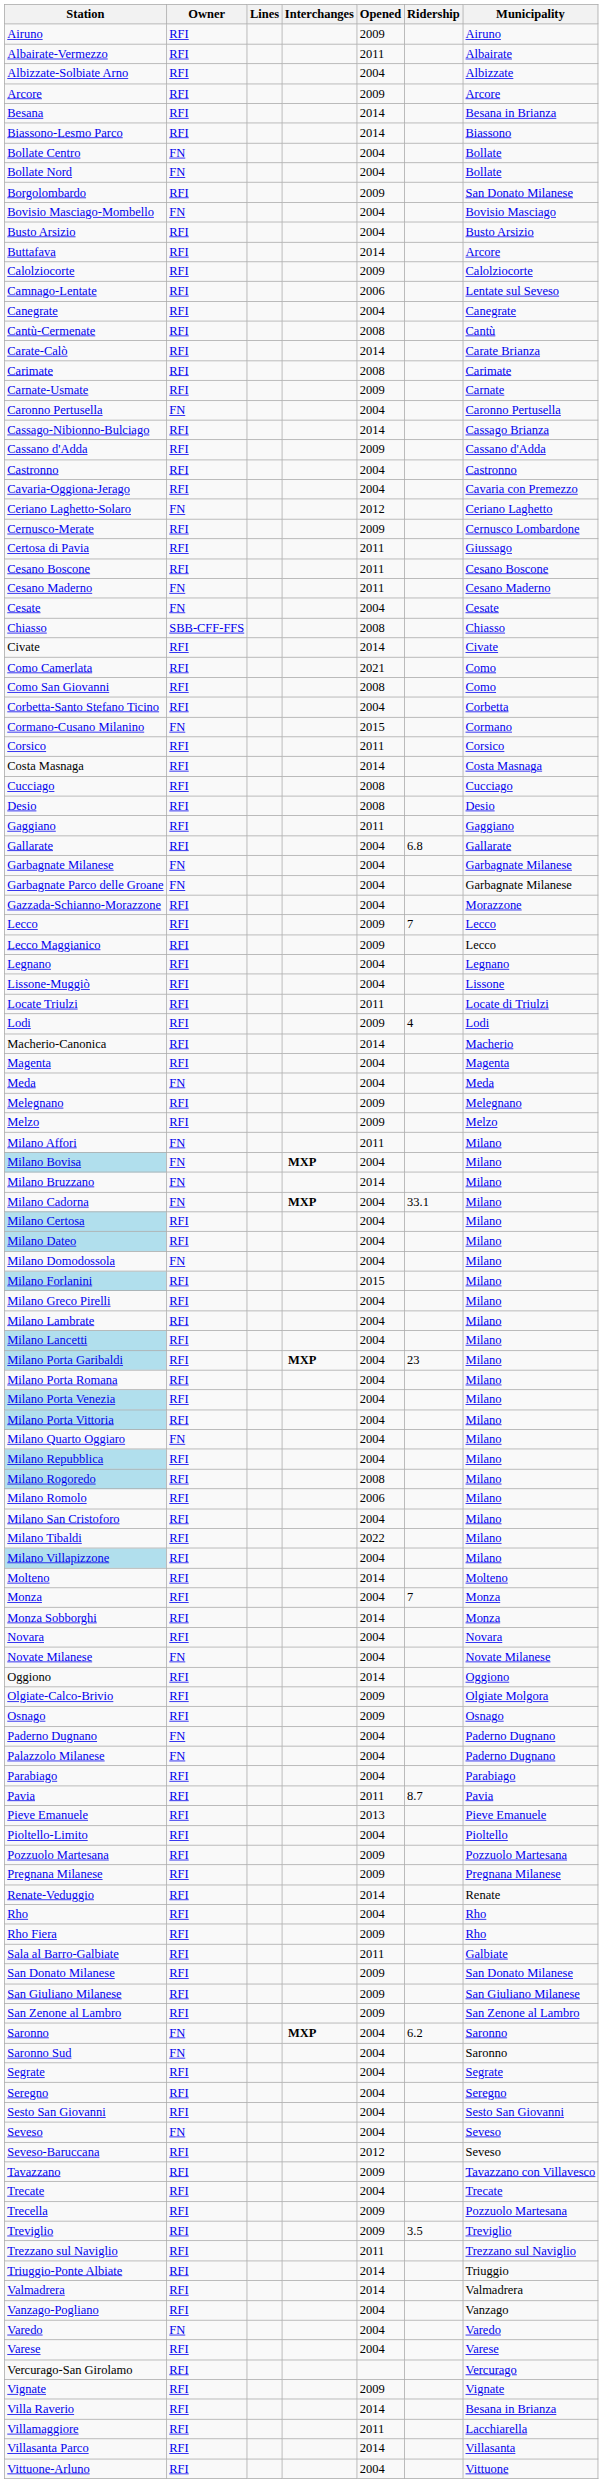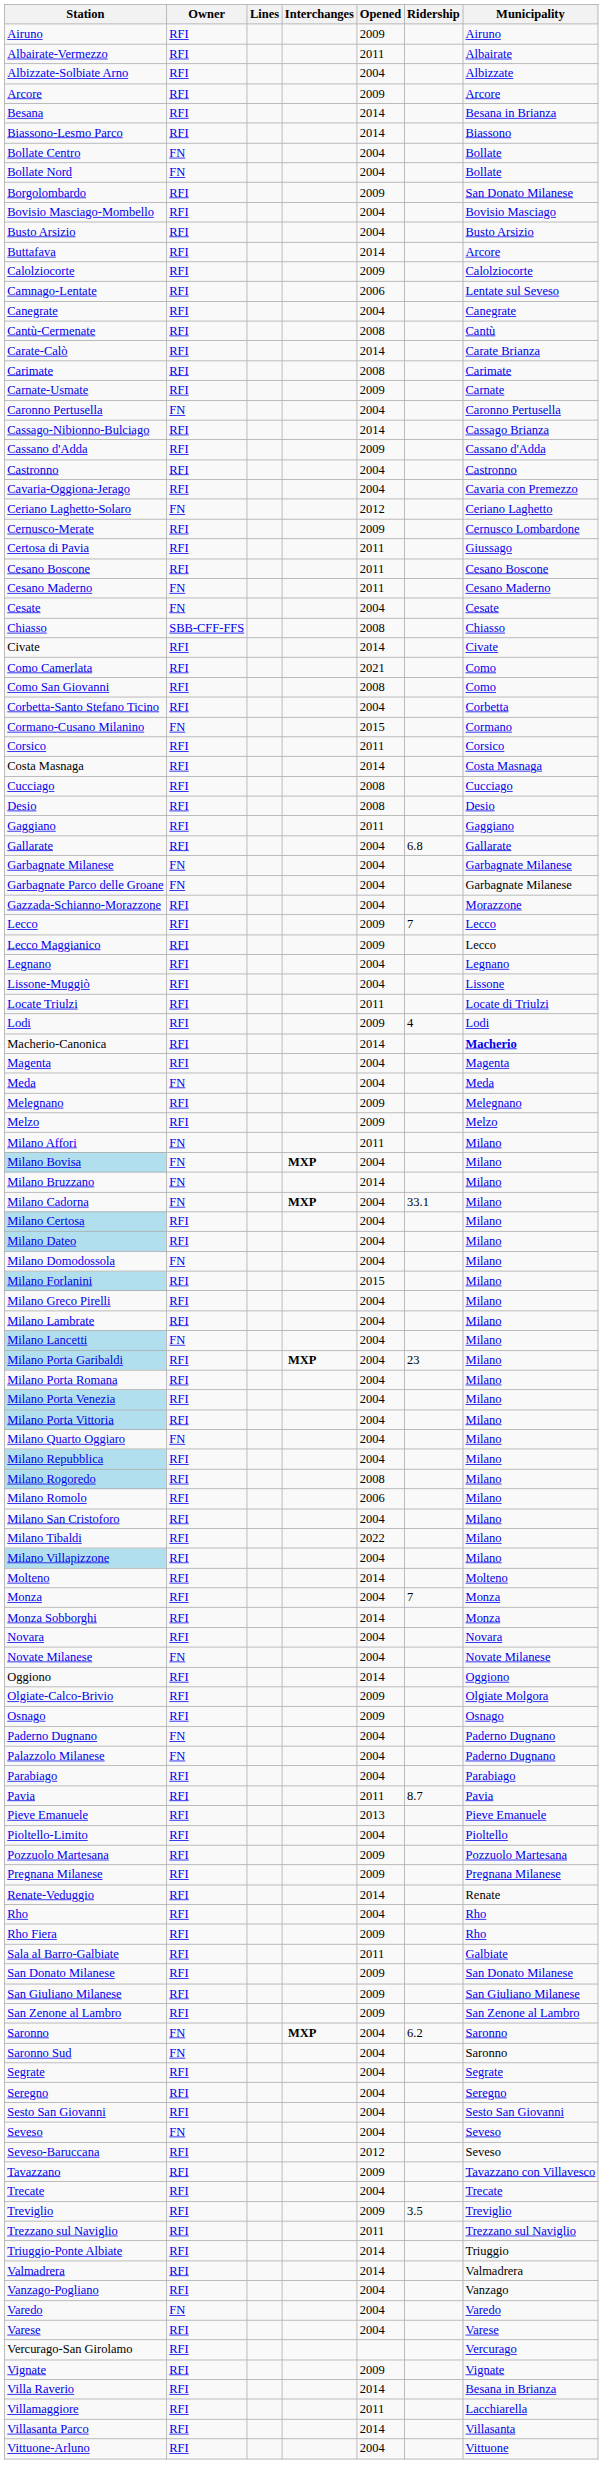(177, 212) FN -> (179, 212) RFI
(489, 1043) normal -> (491, 1043) bold
(179, 1340) RFI -> (177, 1340) FN
- row: (27, 2211)
